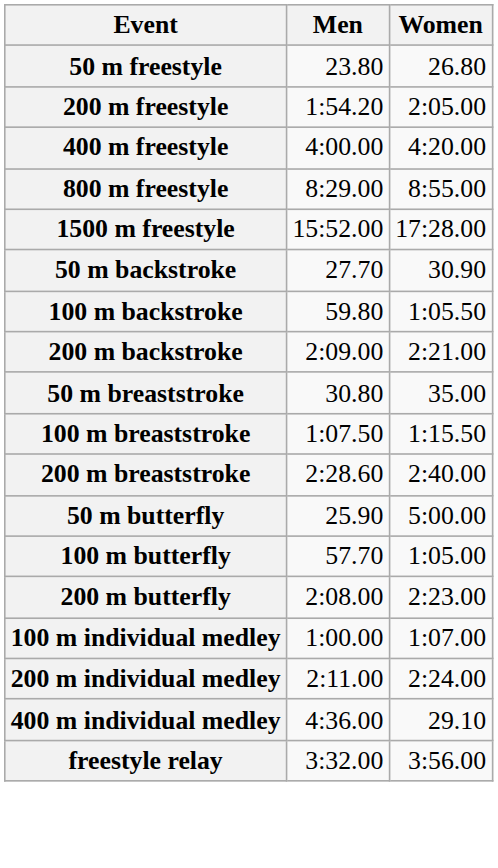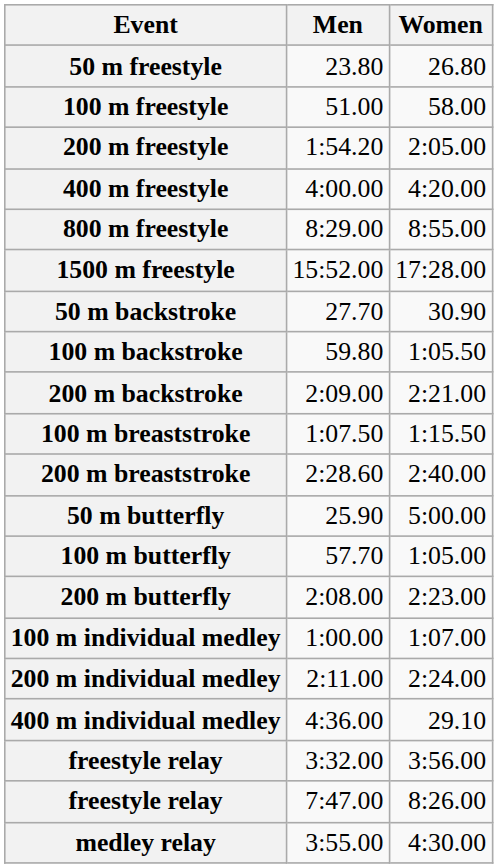+ row: (146, 106)
- row: (146, 392)
+ row: (146, 801)
+ row: (146, 842)
